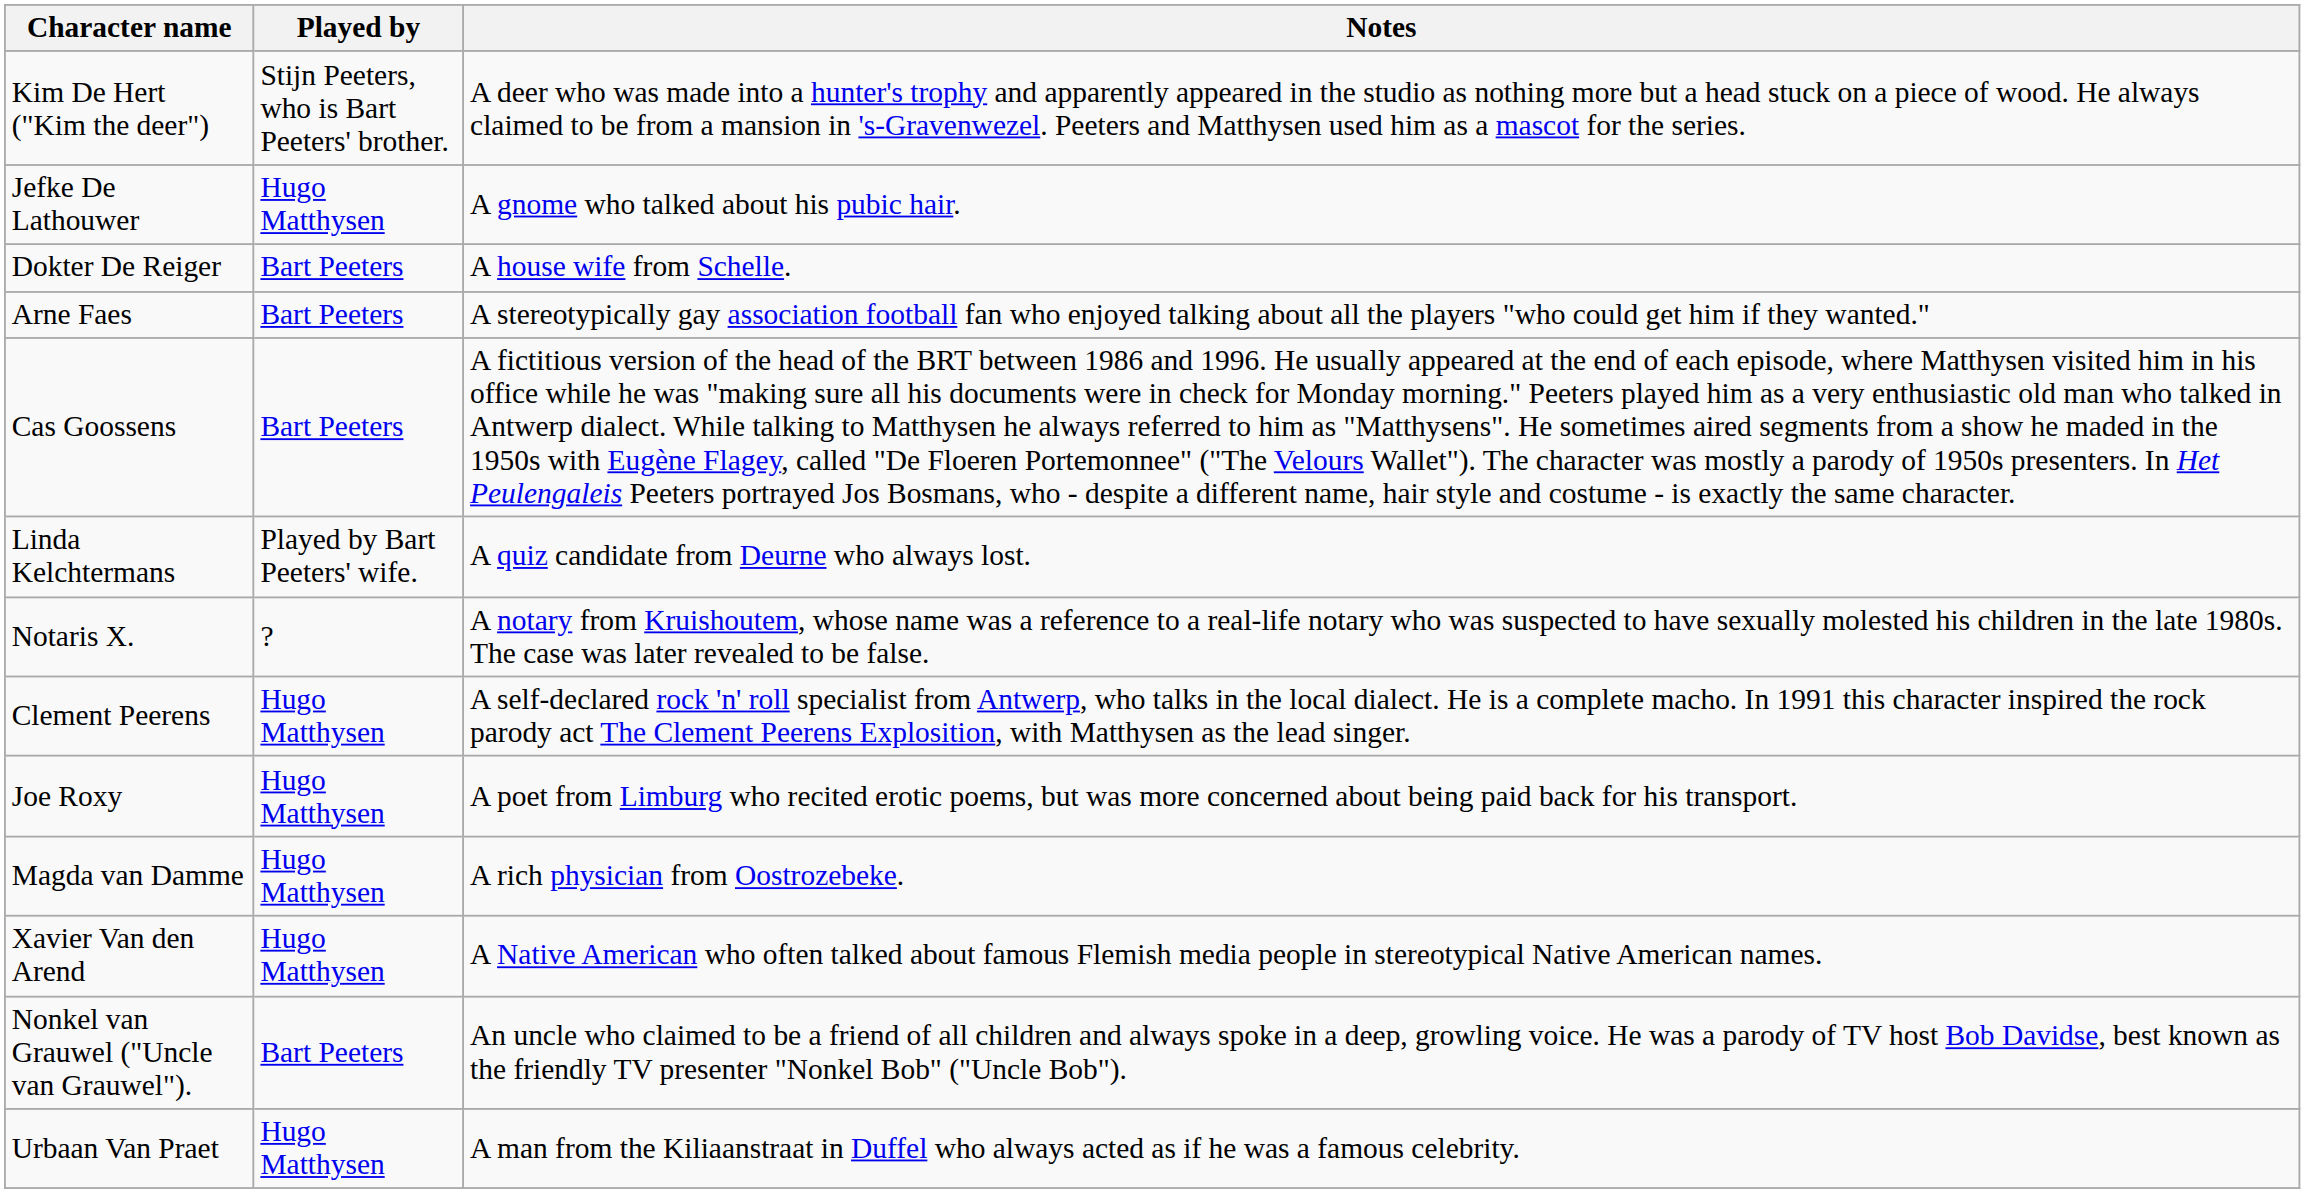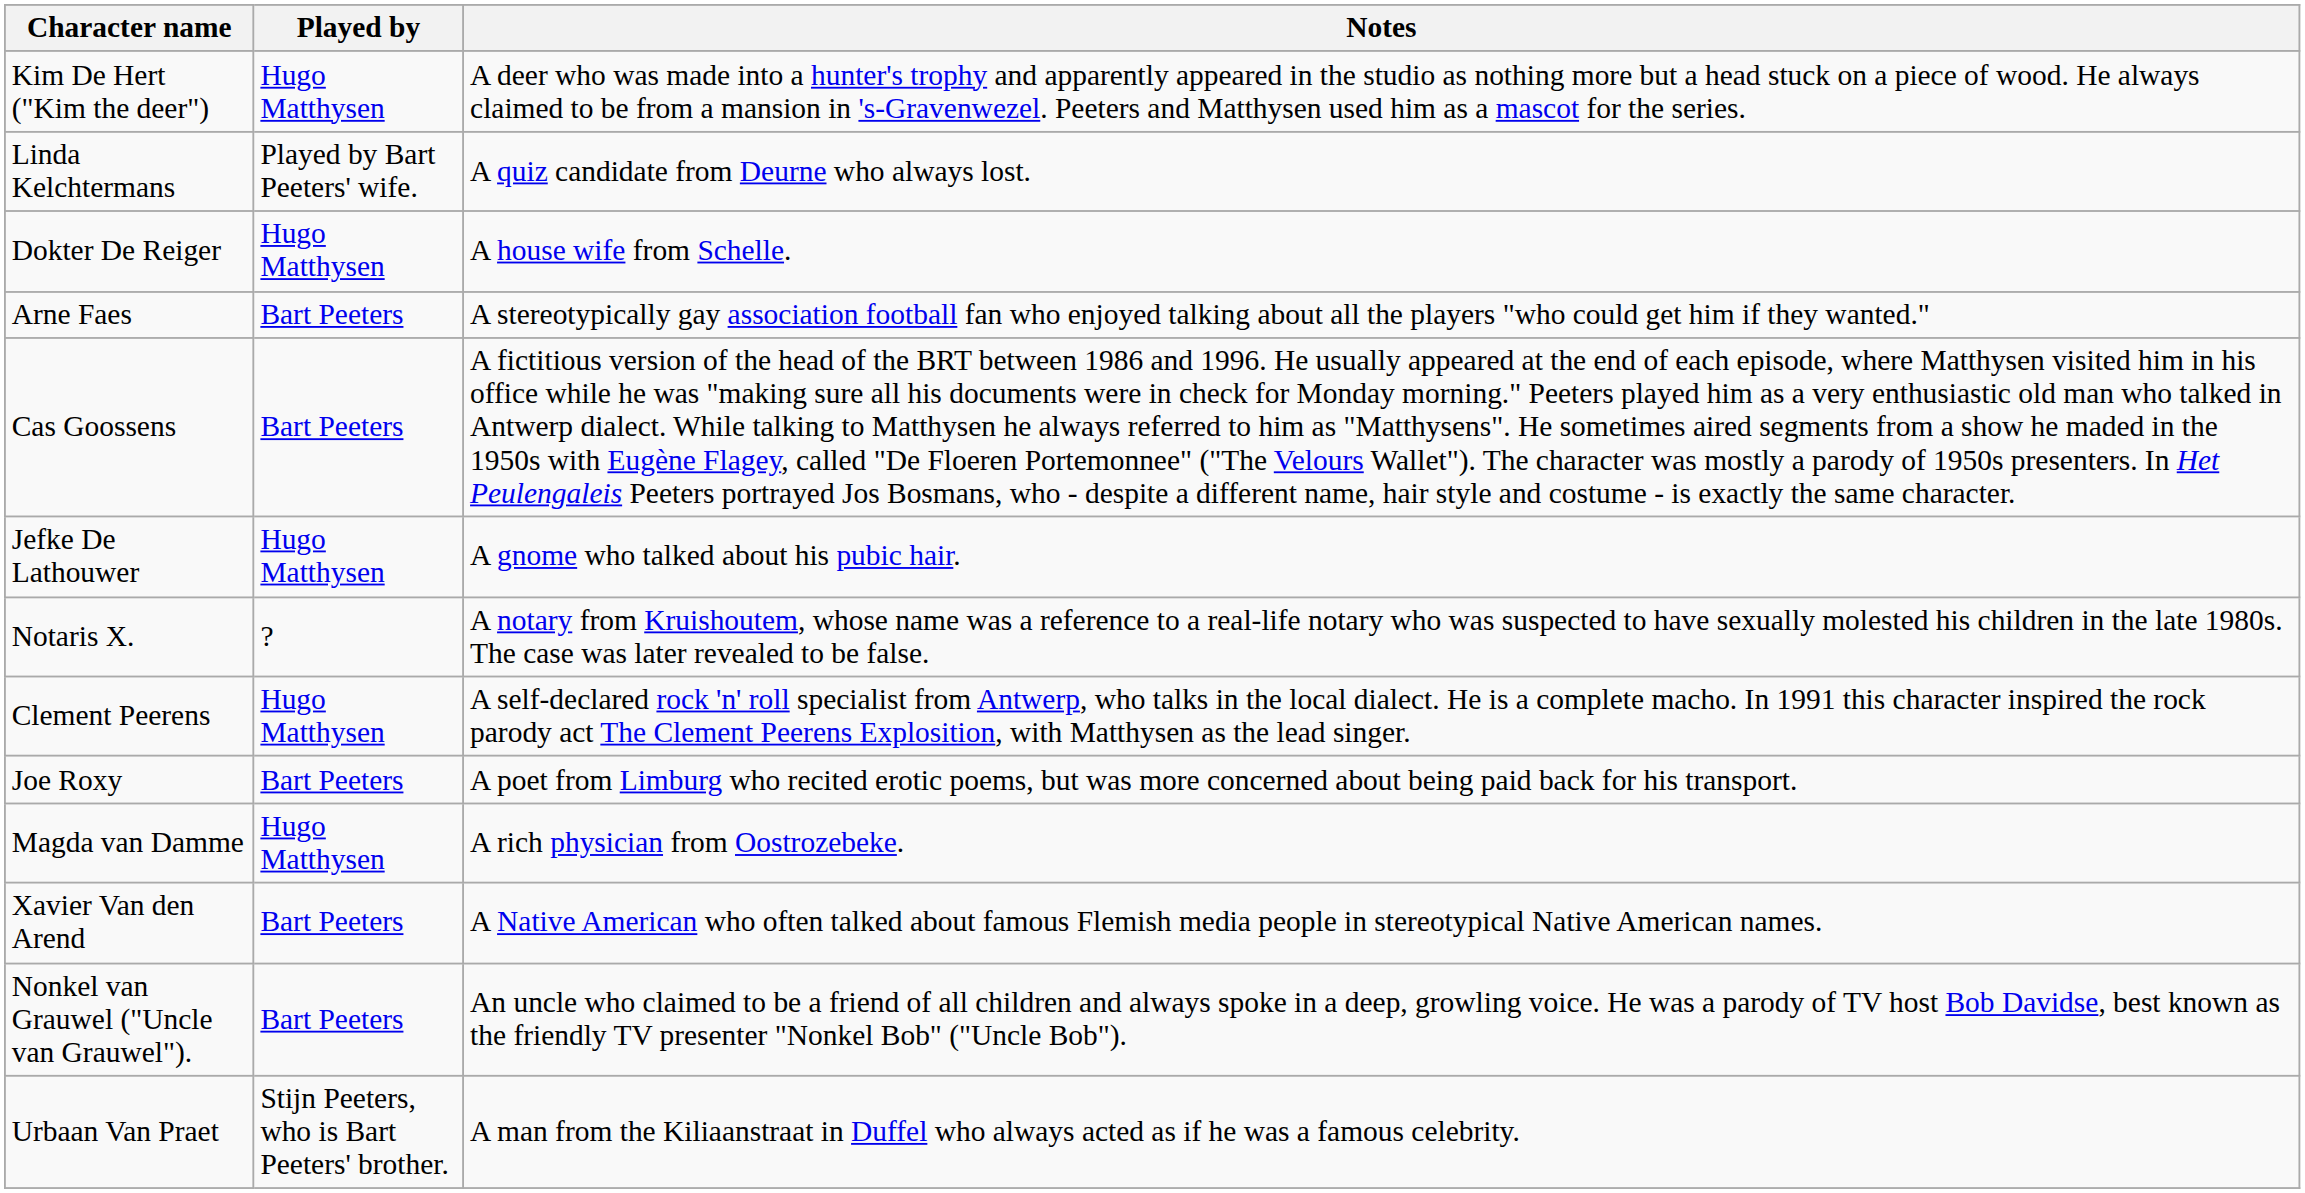(355, 107) Stijn Peeters, who is Bart Peeters' brother. -> (323, 91) Hugo Matthysen
rows swapped: (75, 204) <-> (93, 556)
(332, 267) Bart Peeters -> (323, 250) Hugo Matthysen
(323, 795) Hugo Matthysen -> (332, 779) Bart Peeters
(323, 955) Hugo Matthysen -> (332, 922) Bart Peeters
(323, 1148) Hugo Matthysen -> (355, 1131) Stijn Peeters, who is Bart Peeters' brother.
